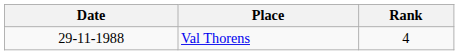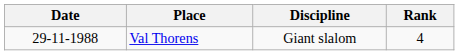+ column: (320, 15)
